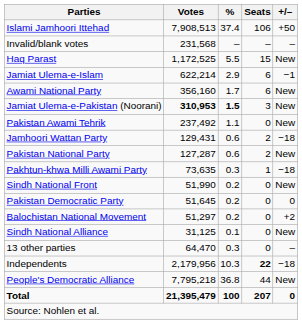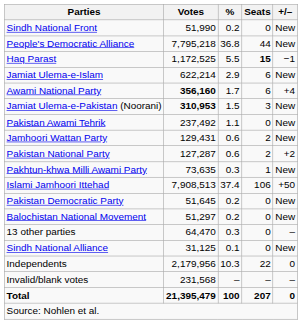rows swapped: (58, 28) <-> (52, 185)
rows swapped: (70, 279) <-> (47, 43)
(265, 59) normal -> (265, 59) bold
(285, 59) New -> (289, 59) −1
(289, 75) −1 -> (285, 75) New
(198, 91) normal -> (198, 91) bold
(285, 91) New -> (289, 91) +4
(233, 106) bold -> (233, 106) normal
(287, 138) −18 -> (285, 138) New
(285, 153) New -> (289, 153) +2
(287, 169) −18 -> (285, 169) New
(292, 201) 0 -> (285, 201) New
(289, 216) +2 -> (285, 216) New
rows swapped: (57, 232) <-> (41, 248)
(265, 264) bold -> (265, 264) normal
(287, 264) −18 -> (292, 264) 0
